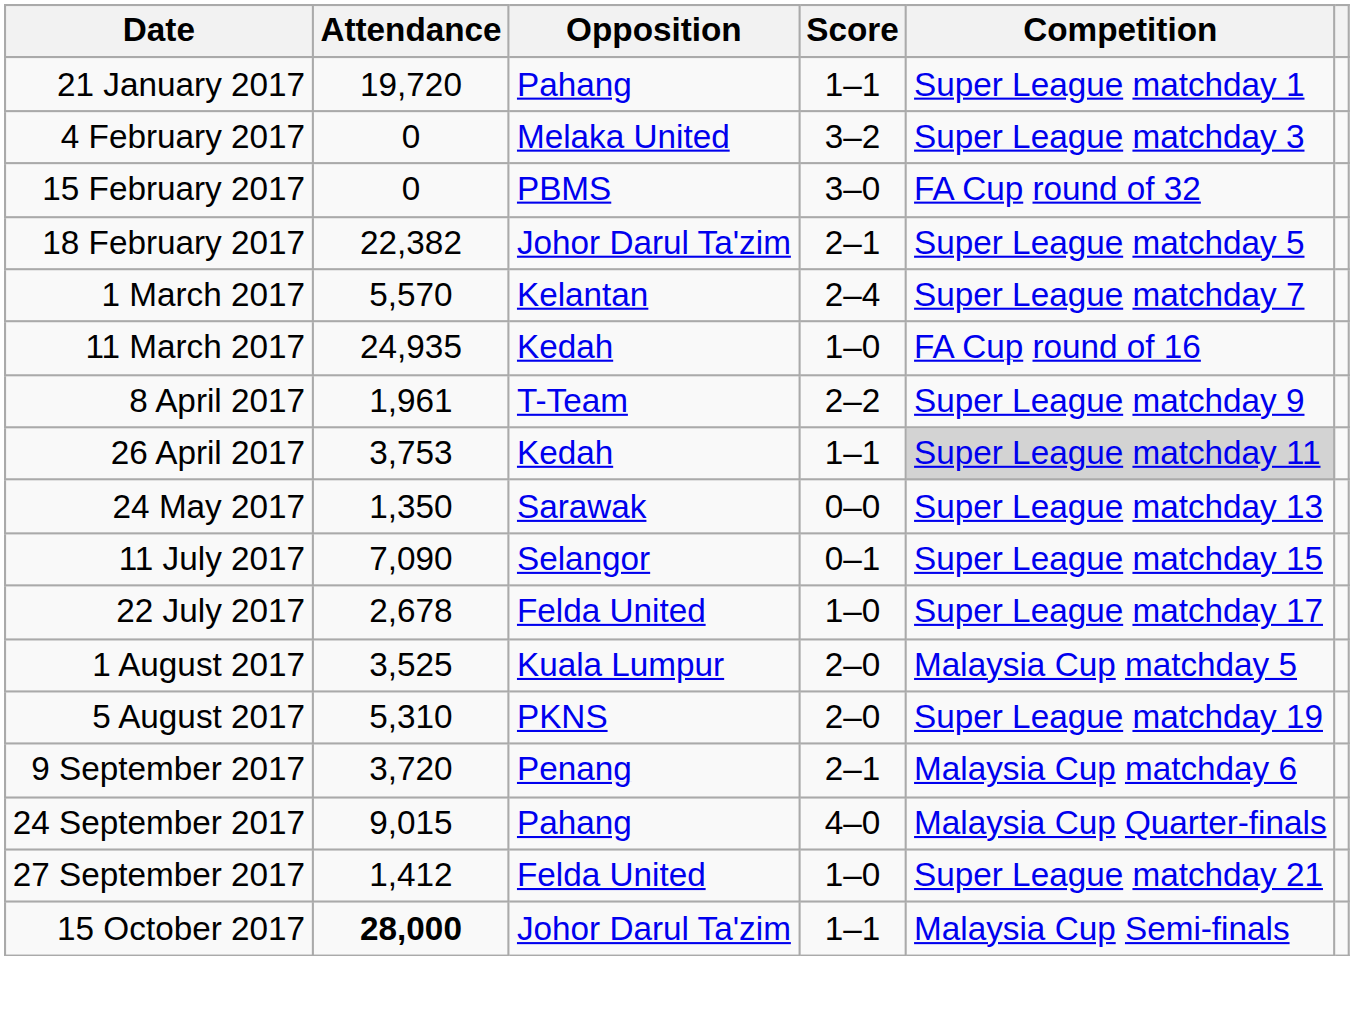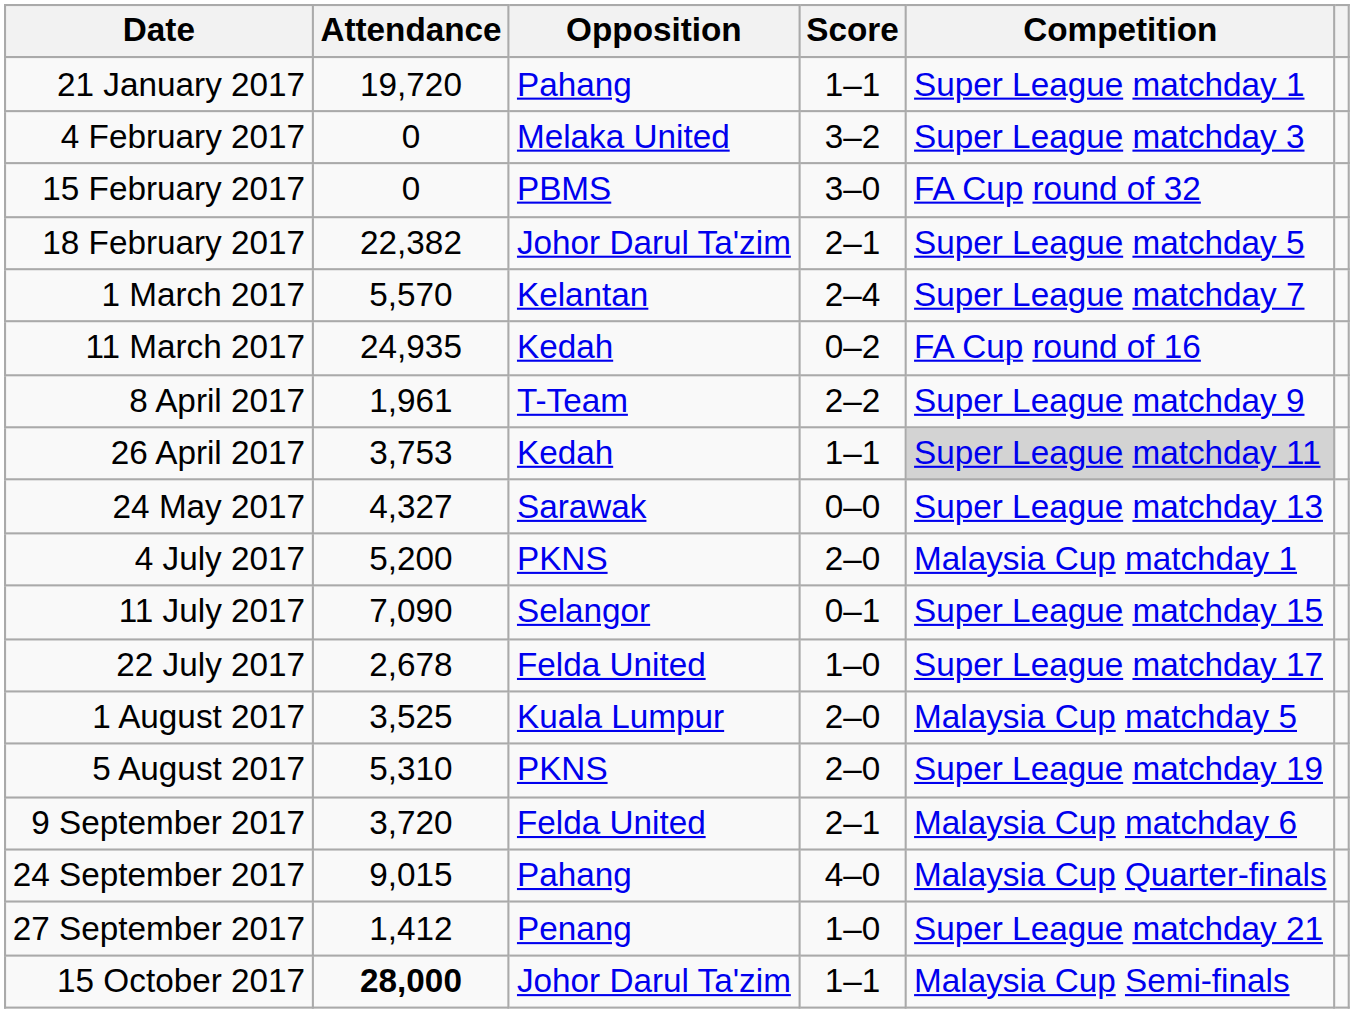(852, 347) 1–0 -> (852, 347) 0–2
(411, 505) 1,350 -> (411, 505) 4,327
+ row: (220, 558)
(574, 769) Penang -> (611, 822) Felda United
(611, 875) Felda United -> (574, 928) Penang
